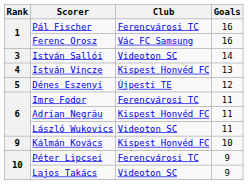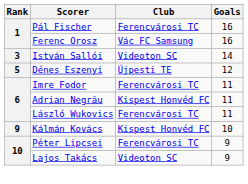- row: (67, 70)
(147, 129) Videoton SC -> (158, 114) Ferencvárosi TC
